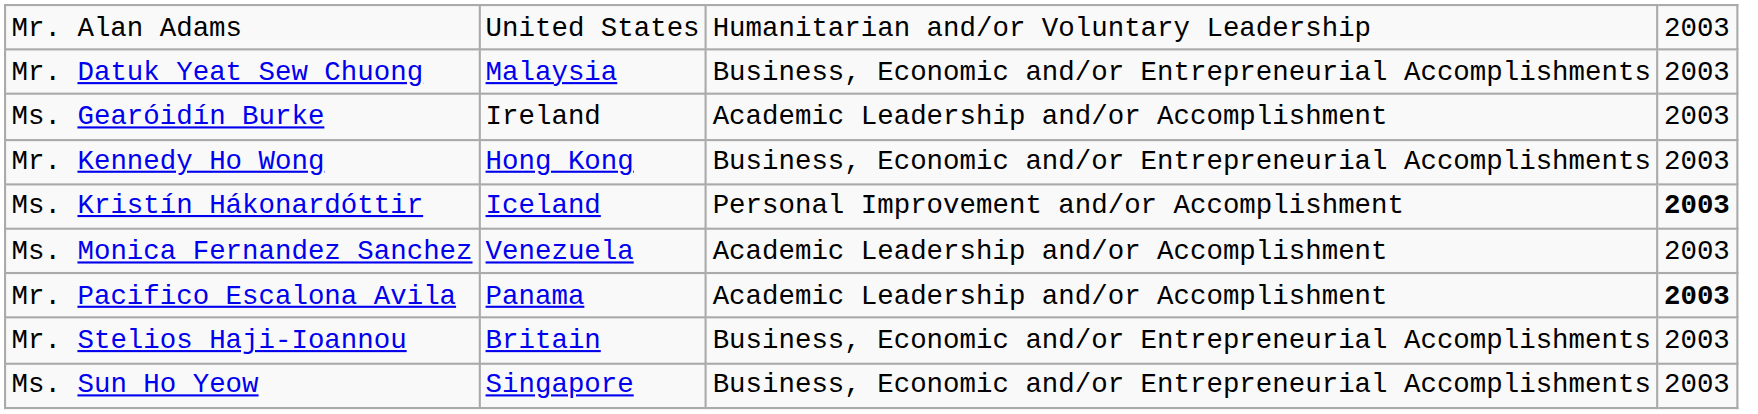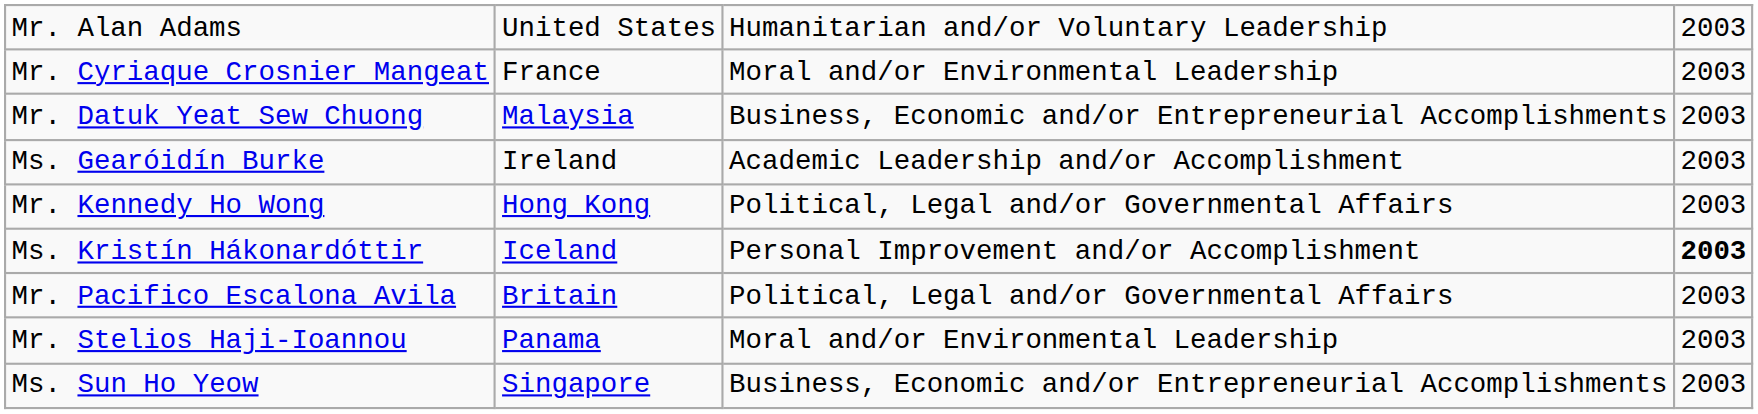+ row: (250, 72)
(1182, 162) Business, Economic and/or Entrepreneurial Accomplishments -> (1091, 206) Political, Legal and/or Governmental Affairs
- row: (242, 251)
(535, 296) Panama -> (560, 296) Britain
(1050, 296) Academic Leadership and/or Accomplishment -> (1091, 296) Political, Legal and/or Governmental Affairs
(1697, 296) bold -> (1713, 296) normal
(543, 340) Britain -> (551, 340) Panama
(1182, 340) Business, Economic and/or Entrepreneurial Accomplishments -> (1034, 340) Moral and/or Environmental Leadership
